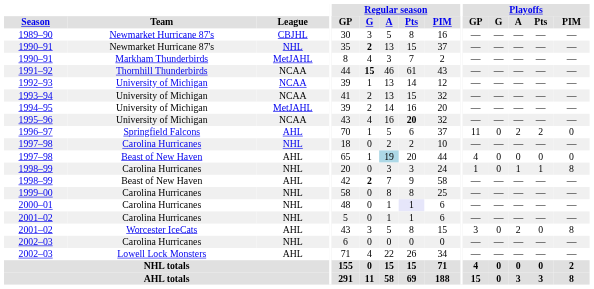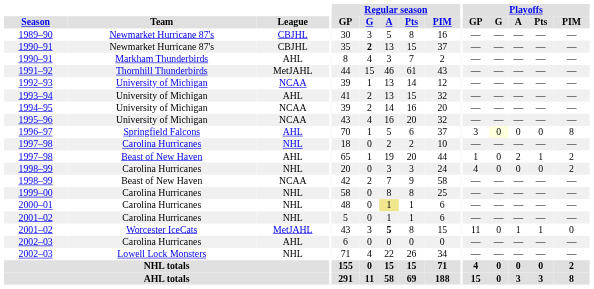(293, 46) NHL -> (293, 46) CBJHL
(293, 59) MetJAHL -> (293, 59) AHL
(293, 71) NCAA -> (293, 71) MetJAHL
(369, 71) bold -> (369, 71) normal
(293, 95) NCAA -> (293, 95) AHL
(293, 107) MetJAHL -> (293, 107) NCAA
(412, 120) bold -> (412, 120) normal
(476, 132) 11 -> (476, 132) 3
(499, 132) no background -> (499, 132) lightyellow background
(518, 132) 2 -> (518, 132) 0
(541, 132) 2 -> (541, 132) 0
(572, 132) 0 -> (572, 132) 8
(389, 156) lightblue background -> (389, 156) no background
(476, 156) 4 -> (476, 156) 1
(518, 156) 0 -> (518, 156) 2
(541, 156) 0 -> (541, 156) 1
(572, 156) 0 -> (572, 156) 2
(476, 168) 1 -> (476, 168) 4
(518, 168) 1 -> (518, 168) 0
(541, 168) 1 -> (541, 168) 0
(572, 168) 8 -> (572, 168) 2
(293, 181) AHL -> (293, 181) NCAA
(369, 181) bold -> (369, 181) normal
(389, 205) no background -> (389, 205) khaki background
(412, 205) lavender background -> (412, 205) no background
(293, 229) AHL -> (293, 229) MetJAHL
(389, 229) normal -> (389, 229) bold
(476, 229) 3 -> (476, 229) 11
(518, 229) 2 -> (518, 229) 1
(541, 229) 0 -> (541, 229) 1
(572, 229) 8 -> (572, 229) 0
(293, 242) NHL -> (293, 242) AHL
(293, 254) AHL -> (293, 254) NHL
